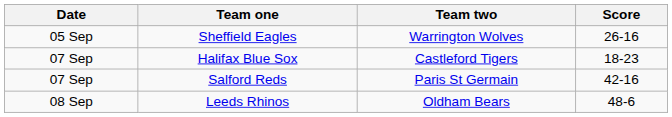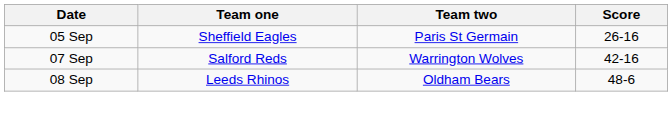(466, 36) Warrington Wolves -> (466, 36) Paris St Germain
- row: (248, 58)
(466, 79) Paris St Germain -> (466, 58) Warrington Wolves
